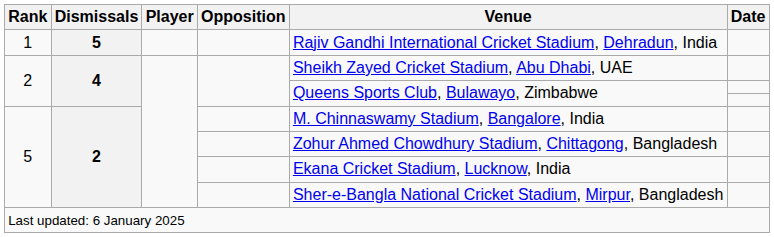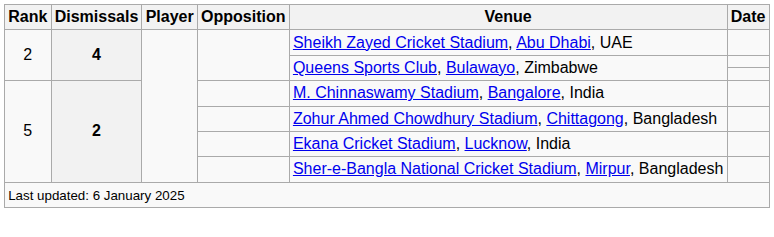- row: (28, 42)
